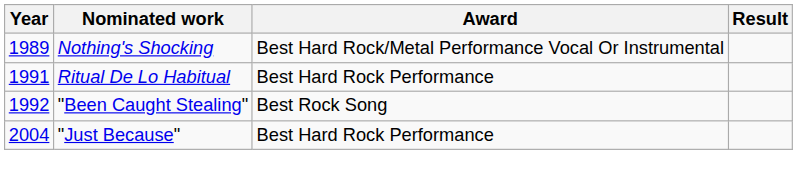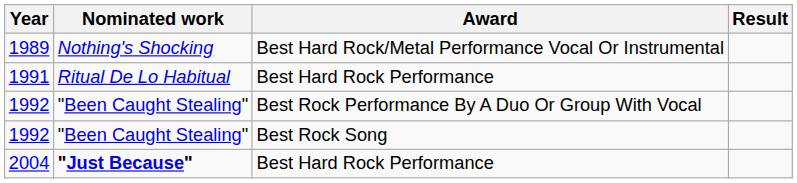+ row: (29, 105)
(119, 134) normal -> (125, 163) bold
